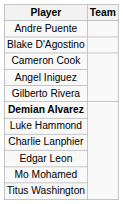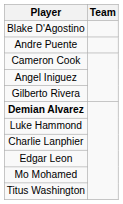rows swapped: (46, 45) <-> (46, 28)
